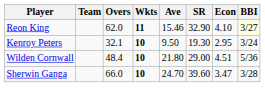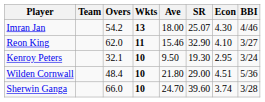+ row: (26, 27)
(249, 27) lightyellow background -> (249, 43) no background
(223, 74) 3.47 -> (223, 89) 3.74
